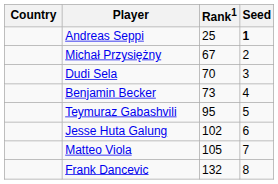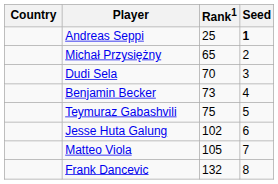(209, 55) 67 -> (209, 55) 65
(209, 112) 95 -> (209, 112) 75
